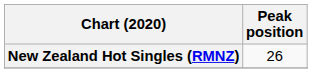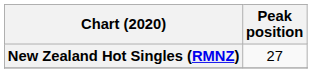(275, 56) 26 -> (275, 56) 27
